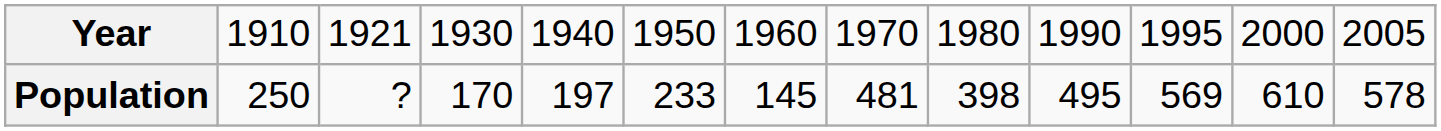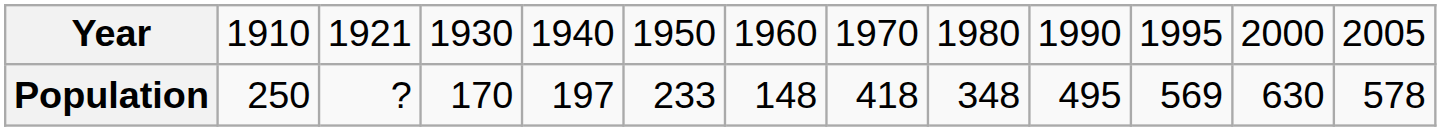(786, 94) 145 -> (786, 94) 148
(887, 94) 481 -> (887, 94) 418
(989, 94) 398 -> (989, 94) 348
(1293, 94) 610 -> (1293, 94) 630
